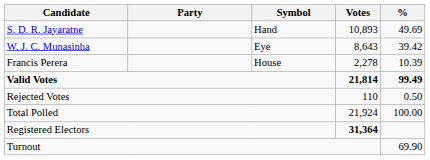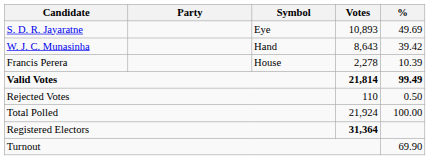(266, 29) Hand -> (262, 29) Eye
(262, 46) Eye -> (266, 46) Hand
